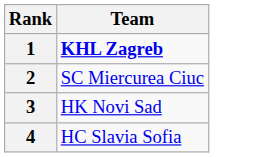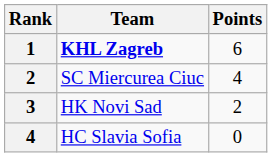+ column: (237, 19)
